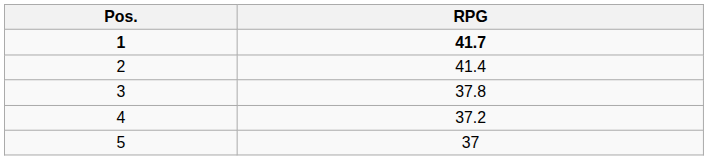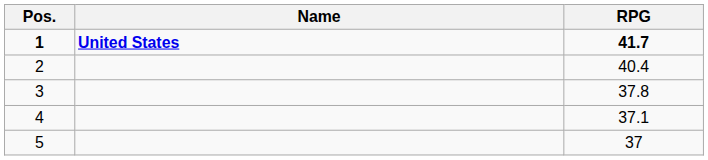+ column: (319, 17)
(471, 67) 41.4 -> (634, 67) 40.4
(471, 117) 37.2 -> (634, 117) 37.1
